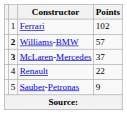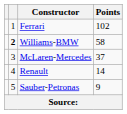(100, 41) 57 -> (100, 41) 58
(13, 56) bold -> (13, 56) normal
(100, 71) 22 -> (100, 71) 14
